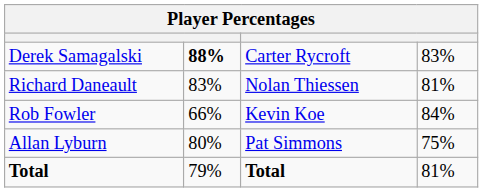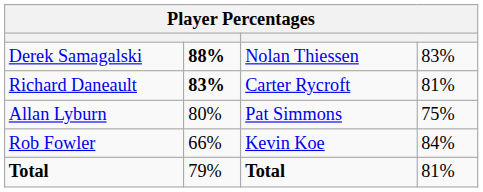(298, 56) Carter Rycroft -> (302, 56) Nolan Thiessen
(205, 85) normal -> (207, 85) bold
(302, 85) Nolan Thiessen -> (298, 85) Carter Rycroft
rows swapped: (58, 143) <-> (52, 114)
